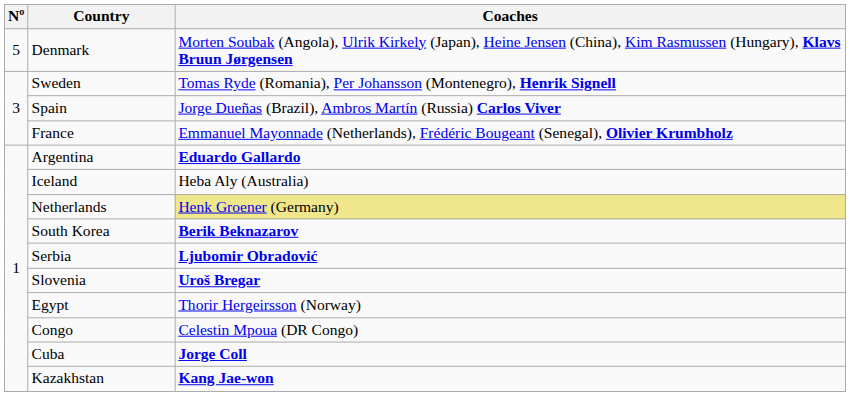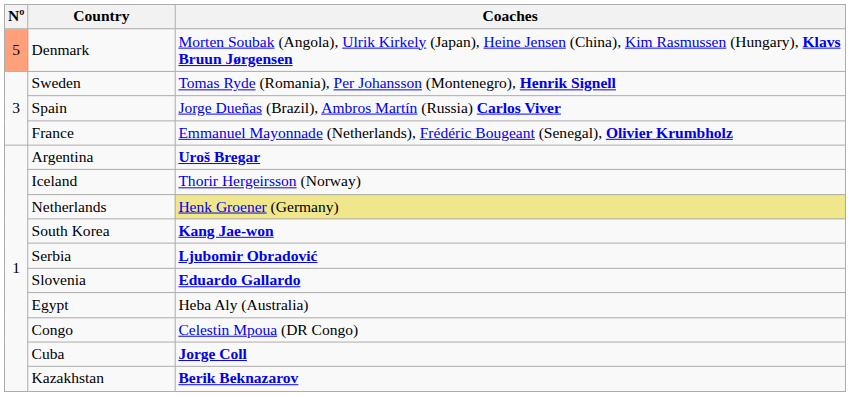(16, 50) no background -> (16, 50) lightsalmon background
(239, 157) Eduardo Gallardo -> (219, 157) Uroš Bregar
(243, 181) Heba Aly (Australia) -> (270, 181) Thorir Hergeirsson (Norway)
(238, 231) Berik Beknazarov -> (226, 231) Kang Jae-won
(219, 280) Uroš Bregar -> (239, 280) Eduardo Gallardo
(270, 305) Thorir Hergeirsson (Norway) -> (243, 305) Heba Aly (Australia)
(226, 378) Kang Jae-won -> (238, 378) Berik Beknazarov
